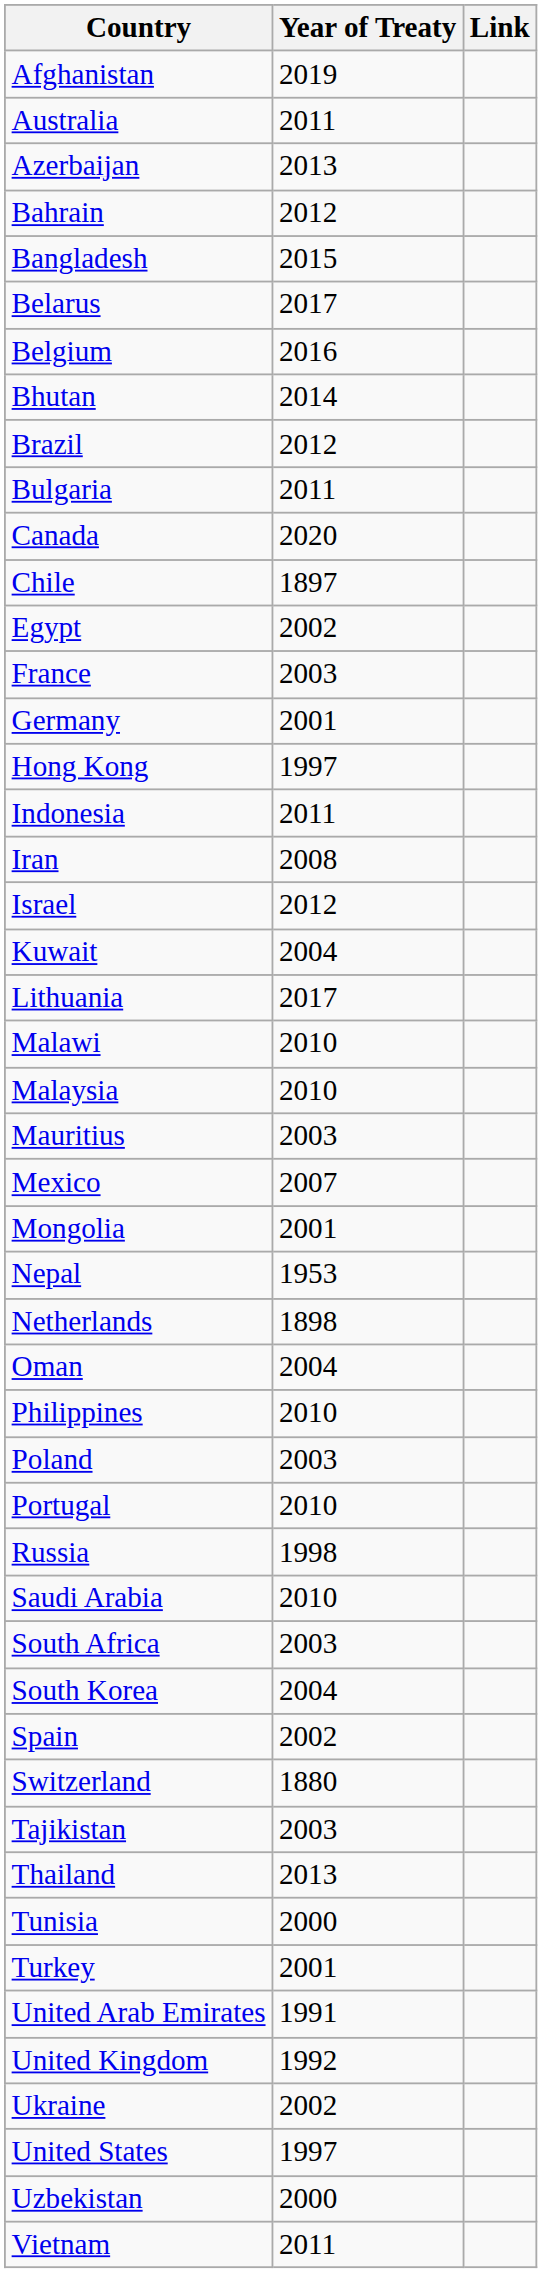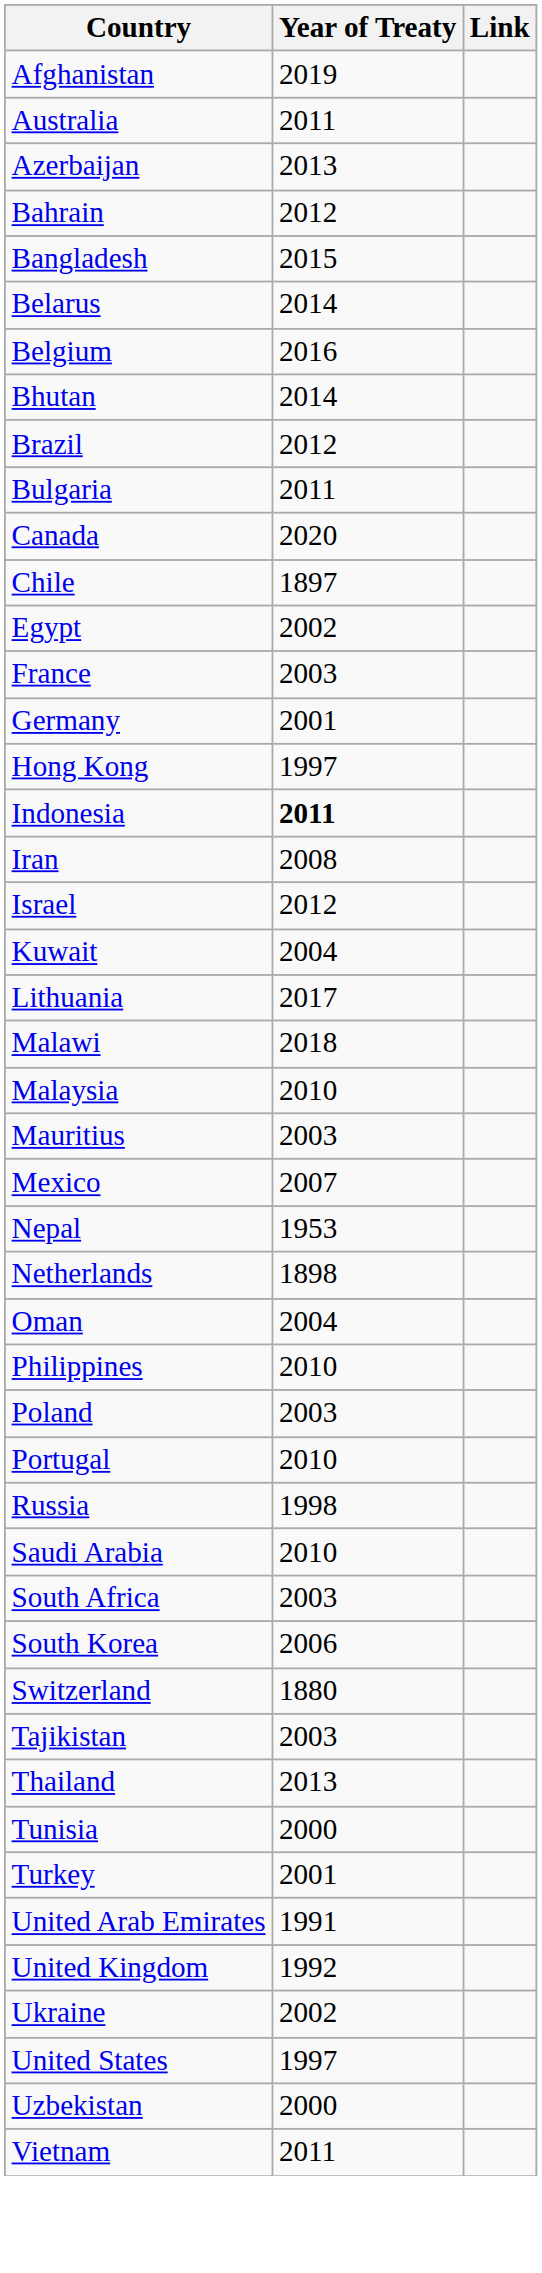(308, 304) 2017 -> (308, 304) 2014
(308, 812) normal -> (307, 812) bold
(308, 1043) 2010 -> (308, 1043) 2018
- row: (68, 1228)
(308, 1690) 2004 -> (308, 1643) 2006
- row: (45, 1736)
